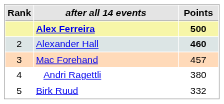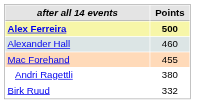- column: (19, 13)
(198, 44) bold -> (170, 44) normal
(198, 60) 457 -> (170, 60) 455
